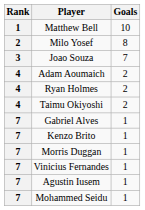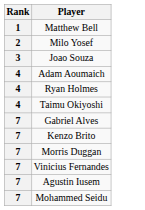- column: (125, 12)
